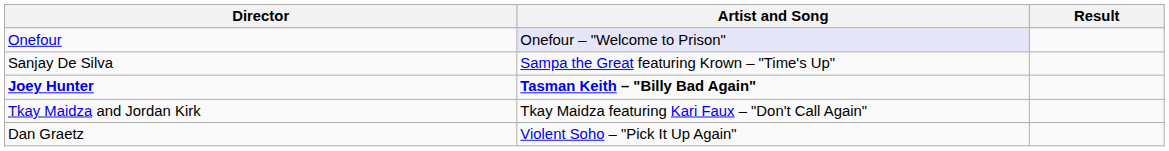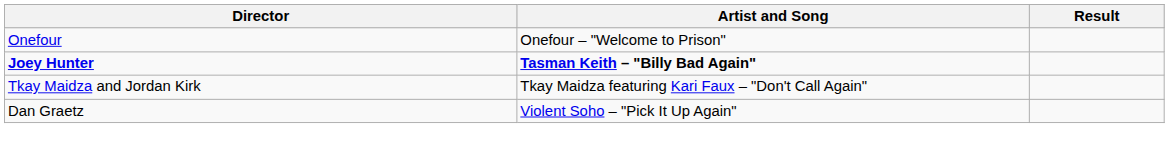(623, 39) lavender background -> (623, 39) no background
- row: (60, 63)
